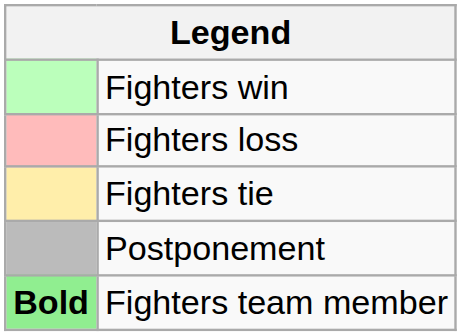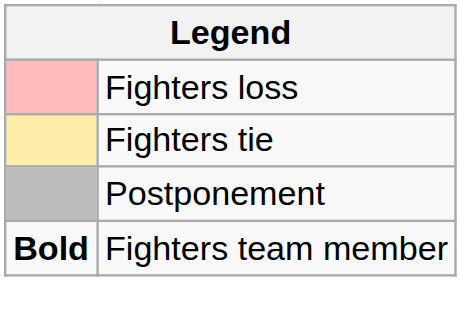- row: (197, 86)
(51, 302) lightgreen background -> (51, 248) no background
